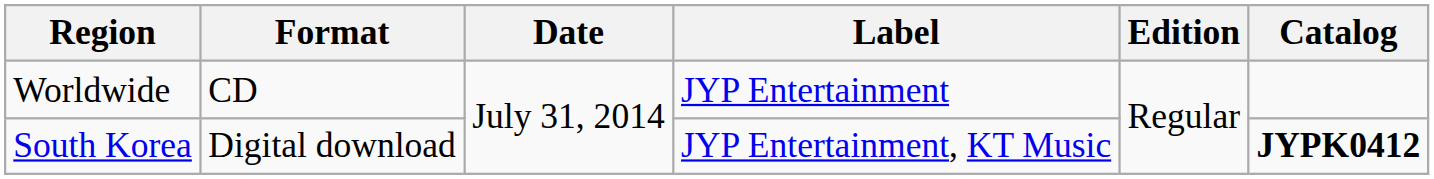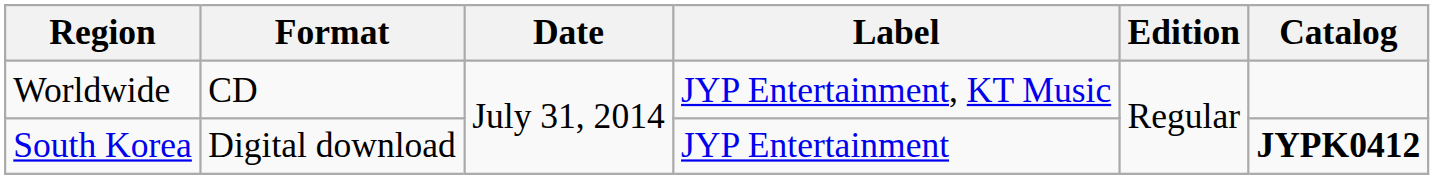(815, 88) JYP Entertainment -> (896, 88) JYP Entertainment, KT Music
(896, 145) JYP Entertainment, KT Music -> (815, 145) JYP Entertainment
